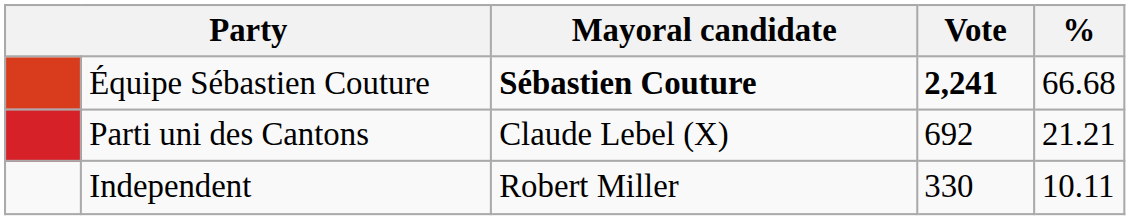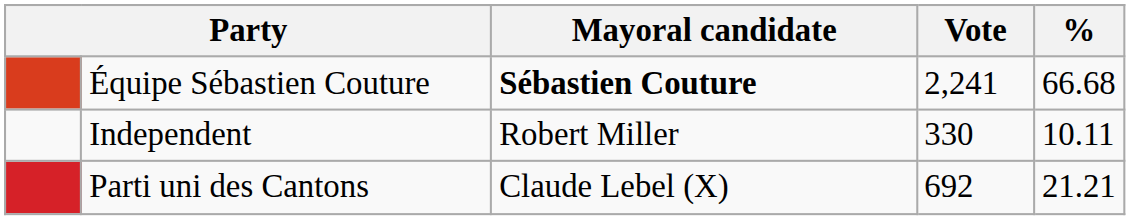(961, 82) bold -> (961, 82) normal
rows swapped: (229, 134) <-> (170, 186)
